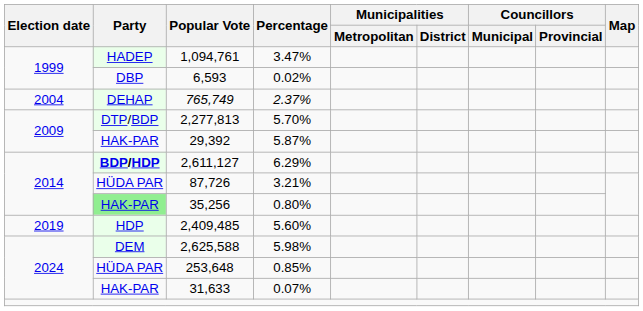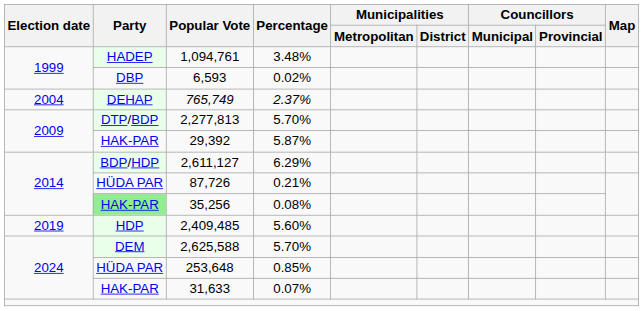(292, 57) 3.47% -> (292, 57) 3.48%
(130, 162) bold -> (130, 162) normal
(292, 183) 3.21% -> (292, 183) 0.21%
(292, 204) 0.80% -> (292, 204) 0.08%
(292, 246) 5.98% -> (292, 246) 5.70%
